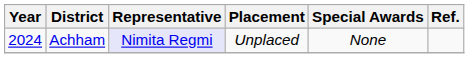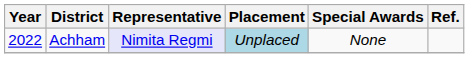(25, 40) 2024 -> (25, 40) 2022
(267, 40) no background -> (267, 40) lightblue background
